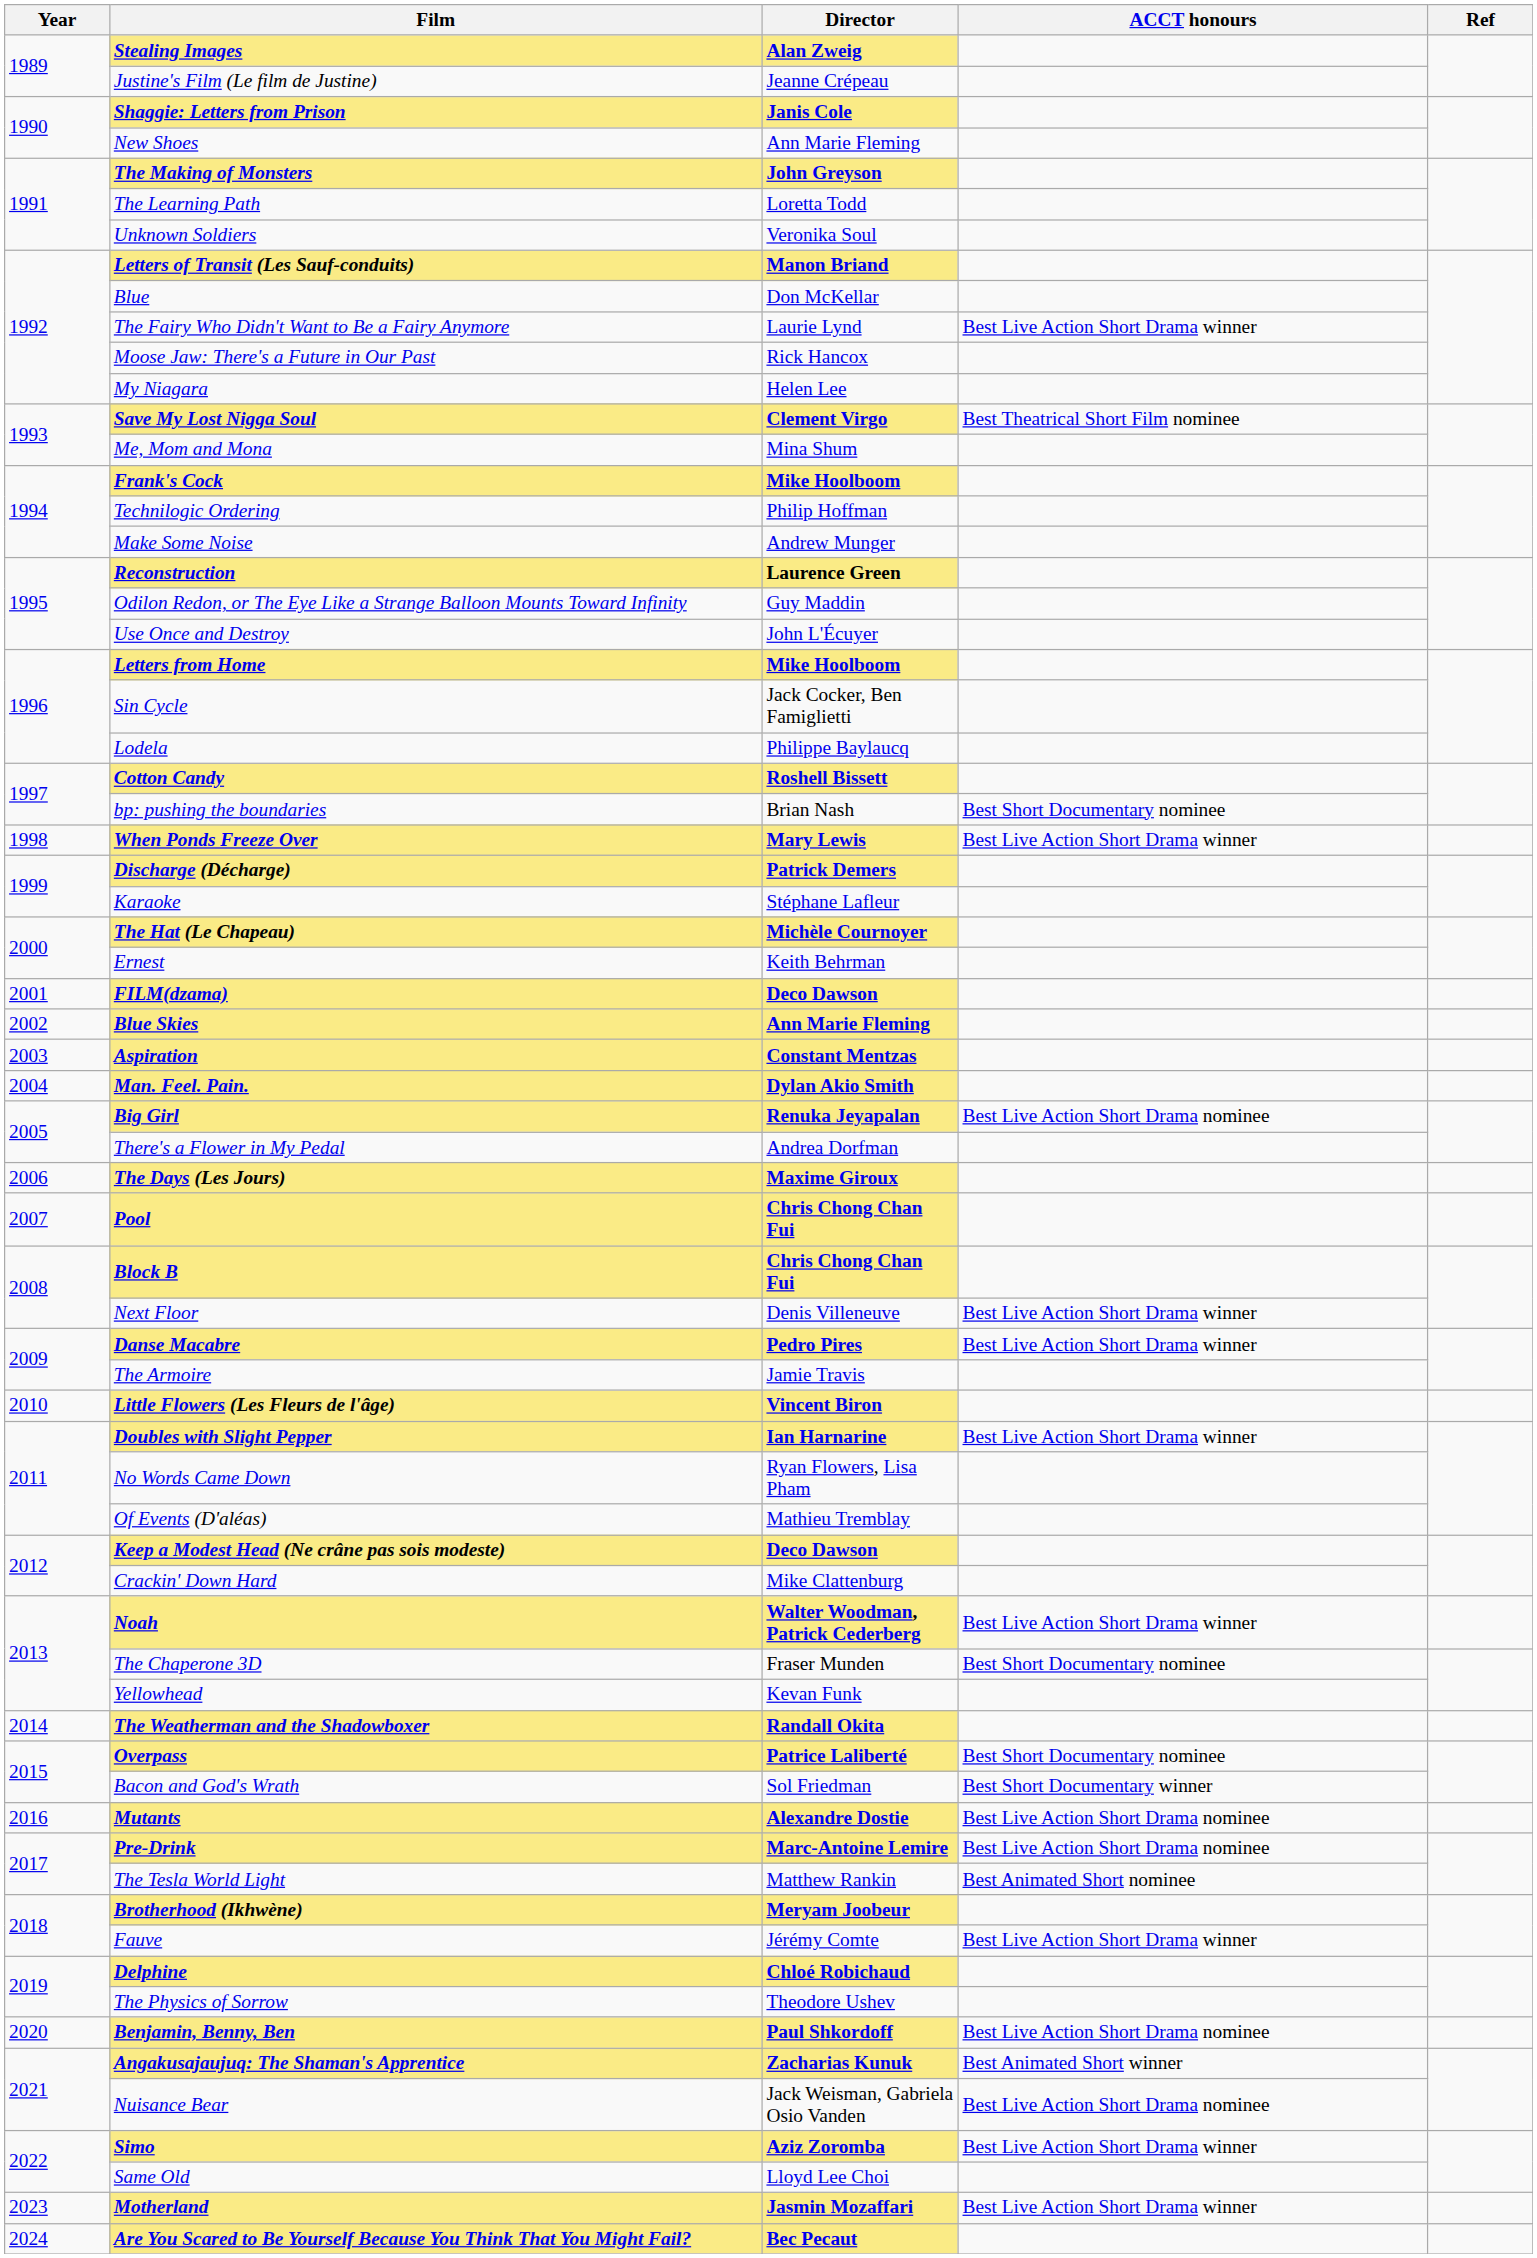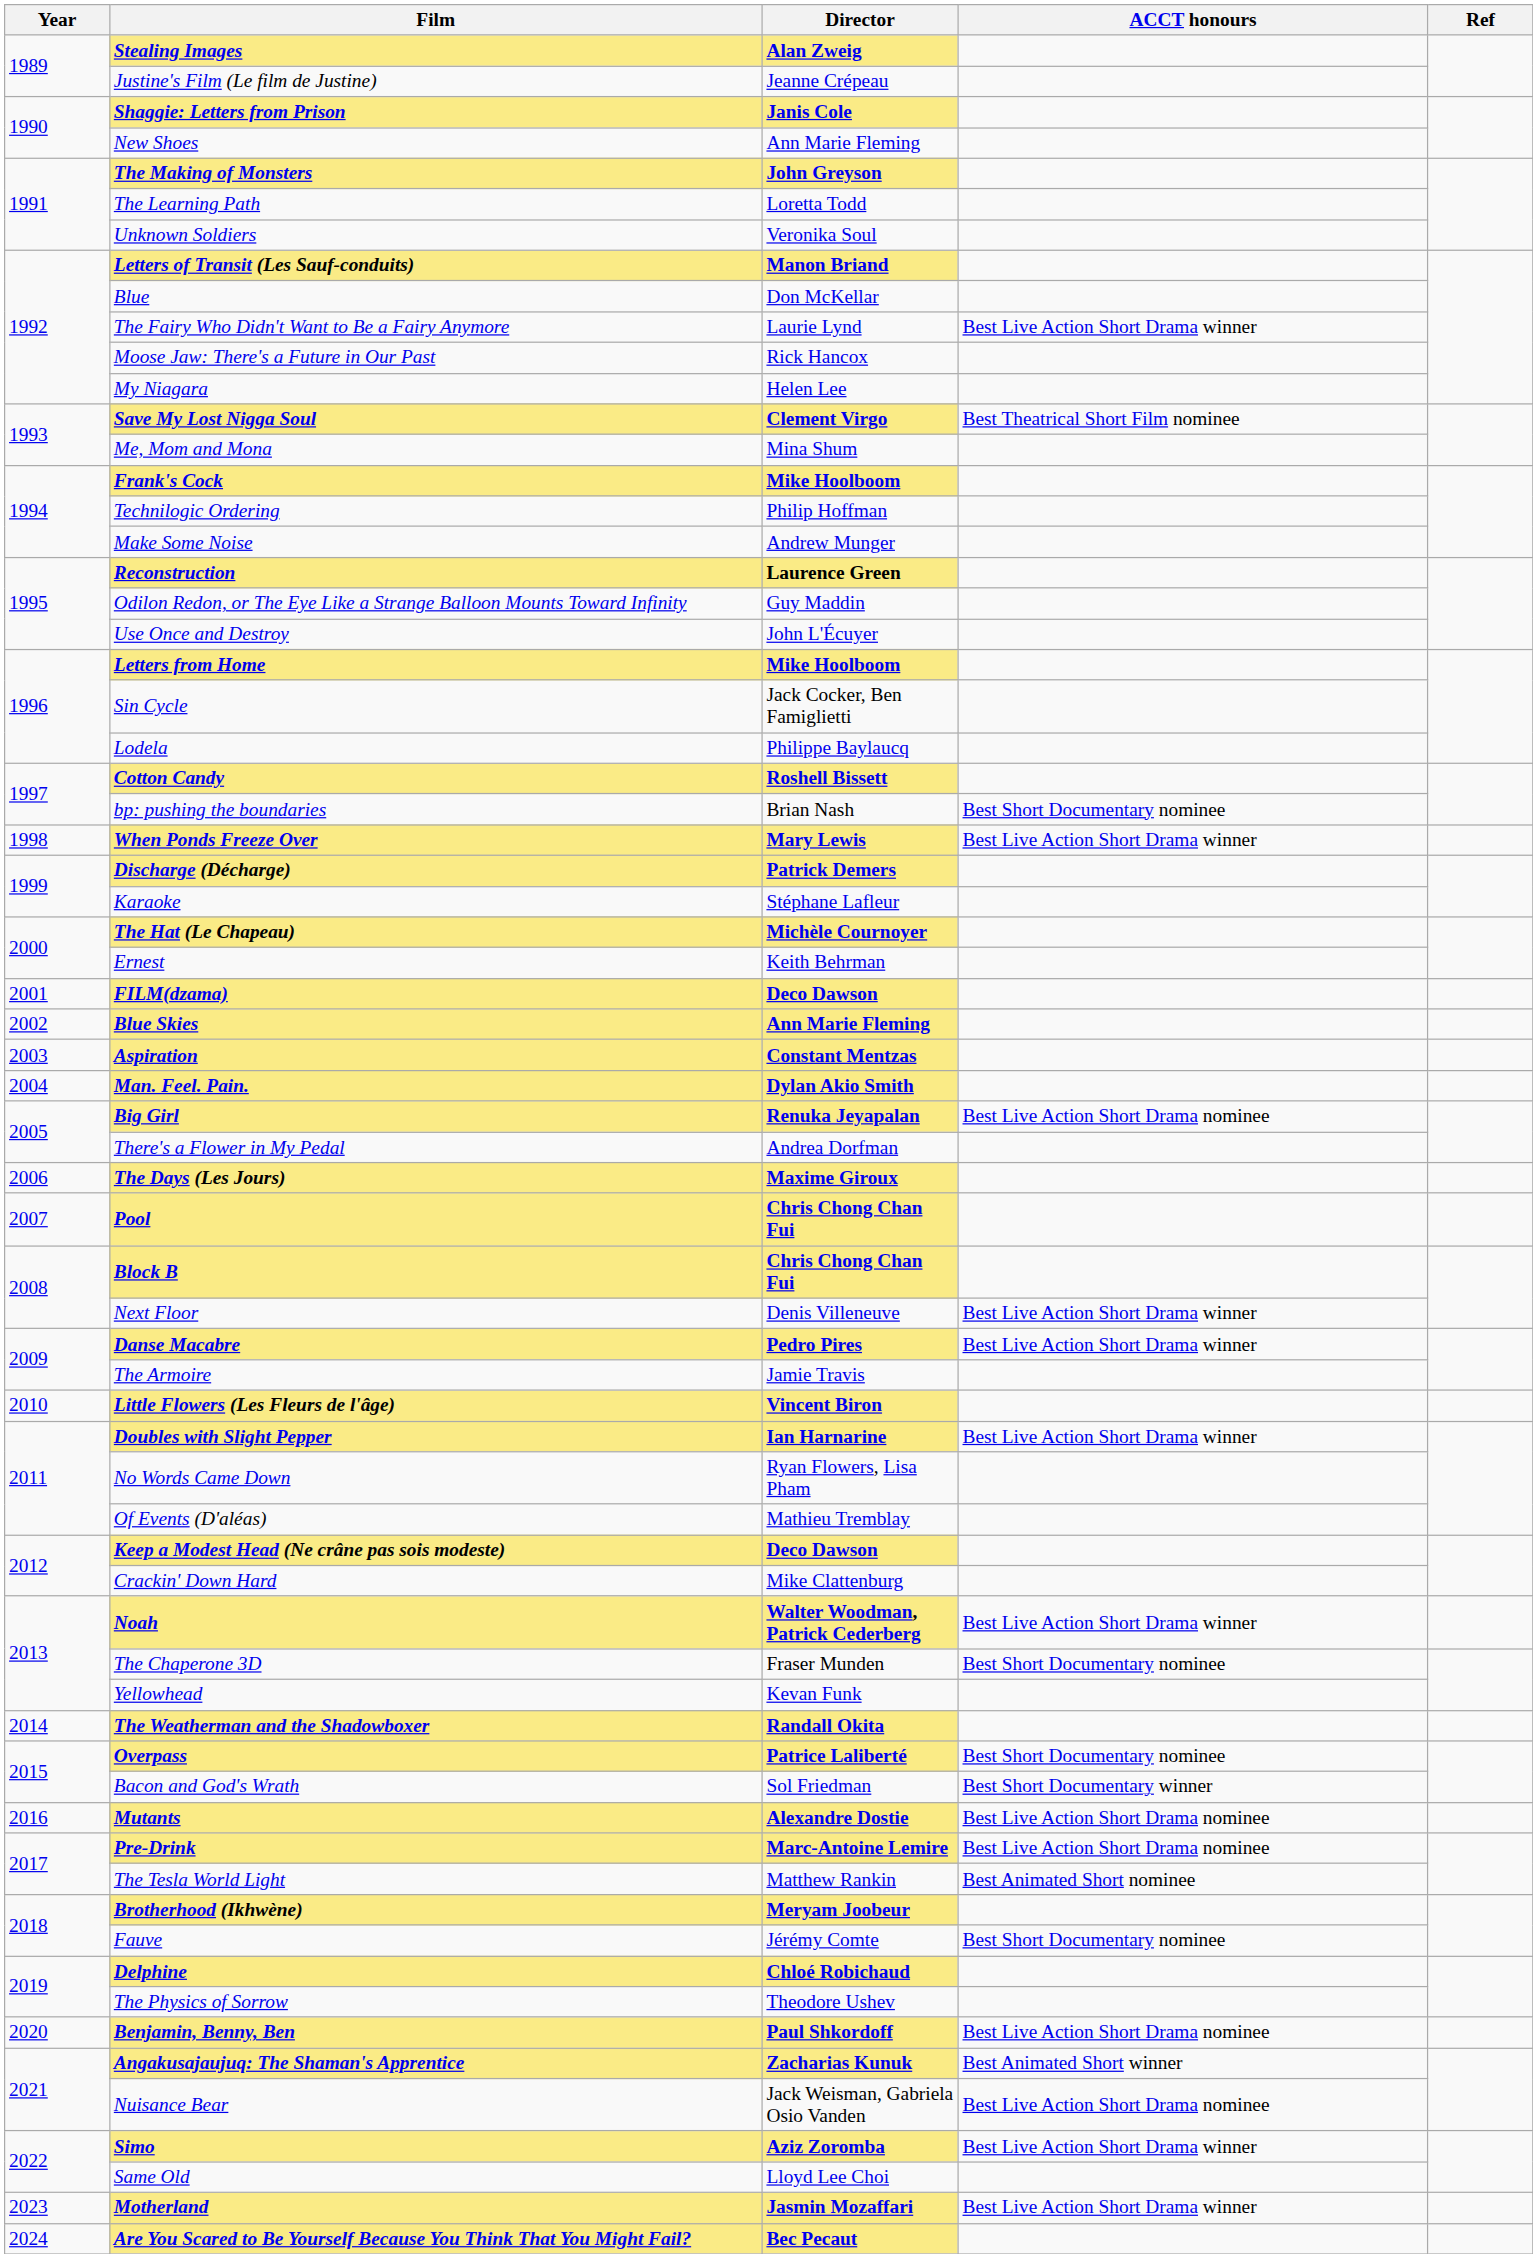(1110, 1940) Best Live Action Short Drama winner -> (1094, 1940) Best Short Documentary nominee
